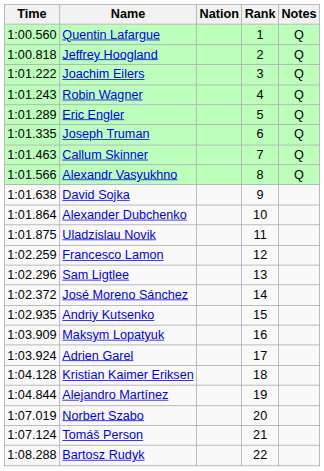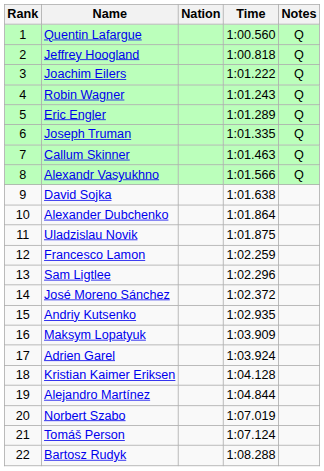columns swapped: (260, 14) <-> (32, 14)
